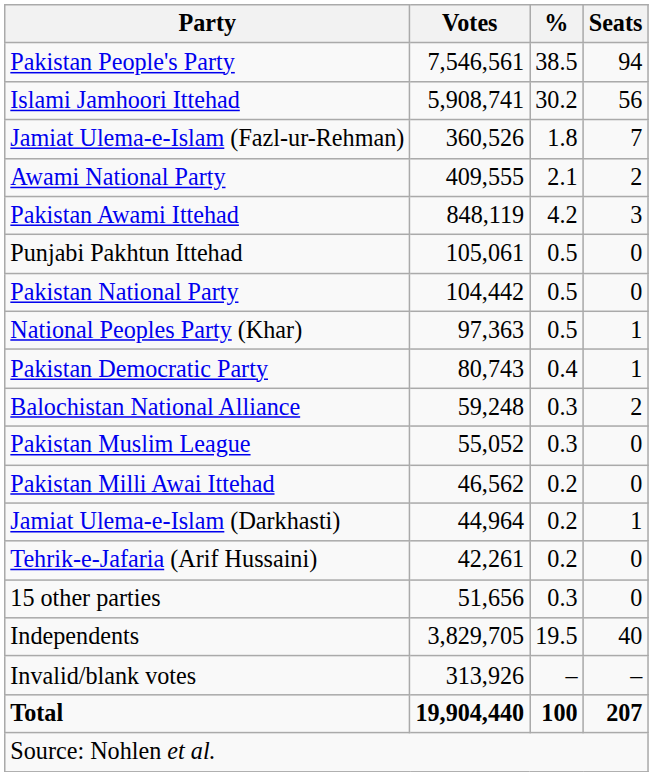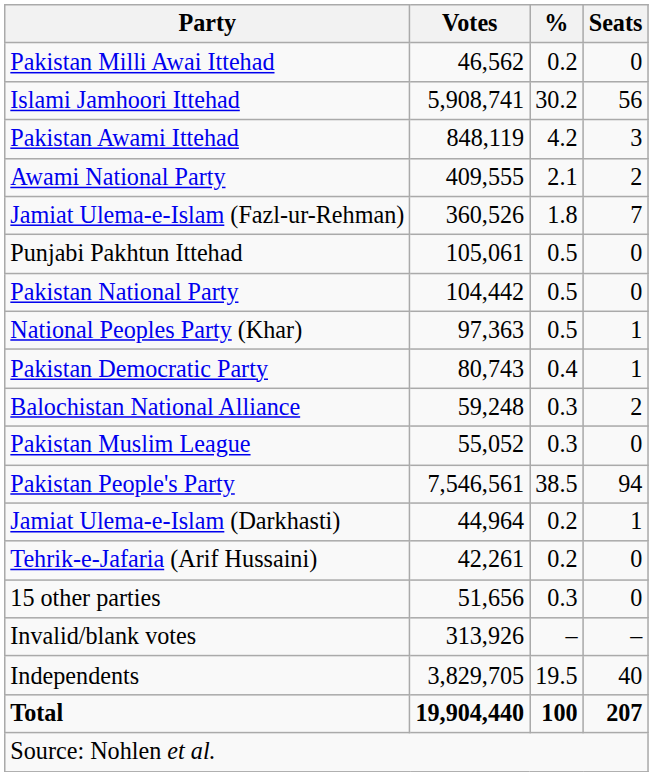rows swapped: (123, 61) <-> (142, 483)
rows swapped: (125, 215) <-> (207, 138)
rows swapped: (75, 636) <-> (103, 675)
